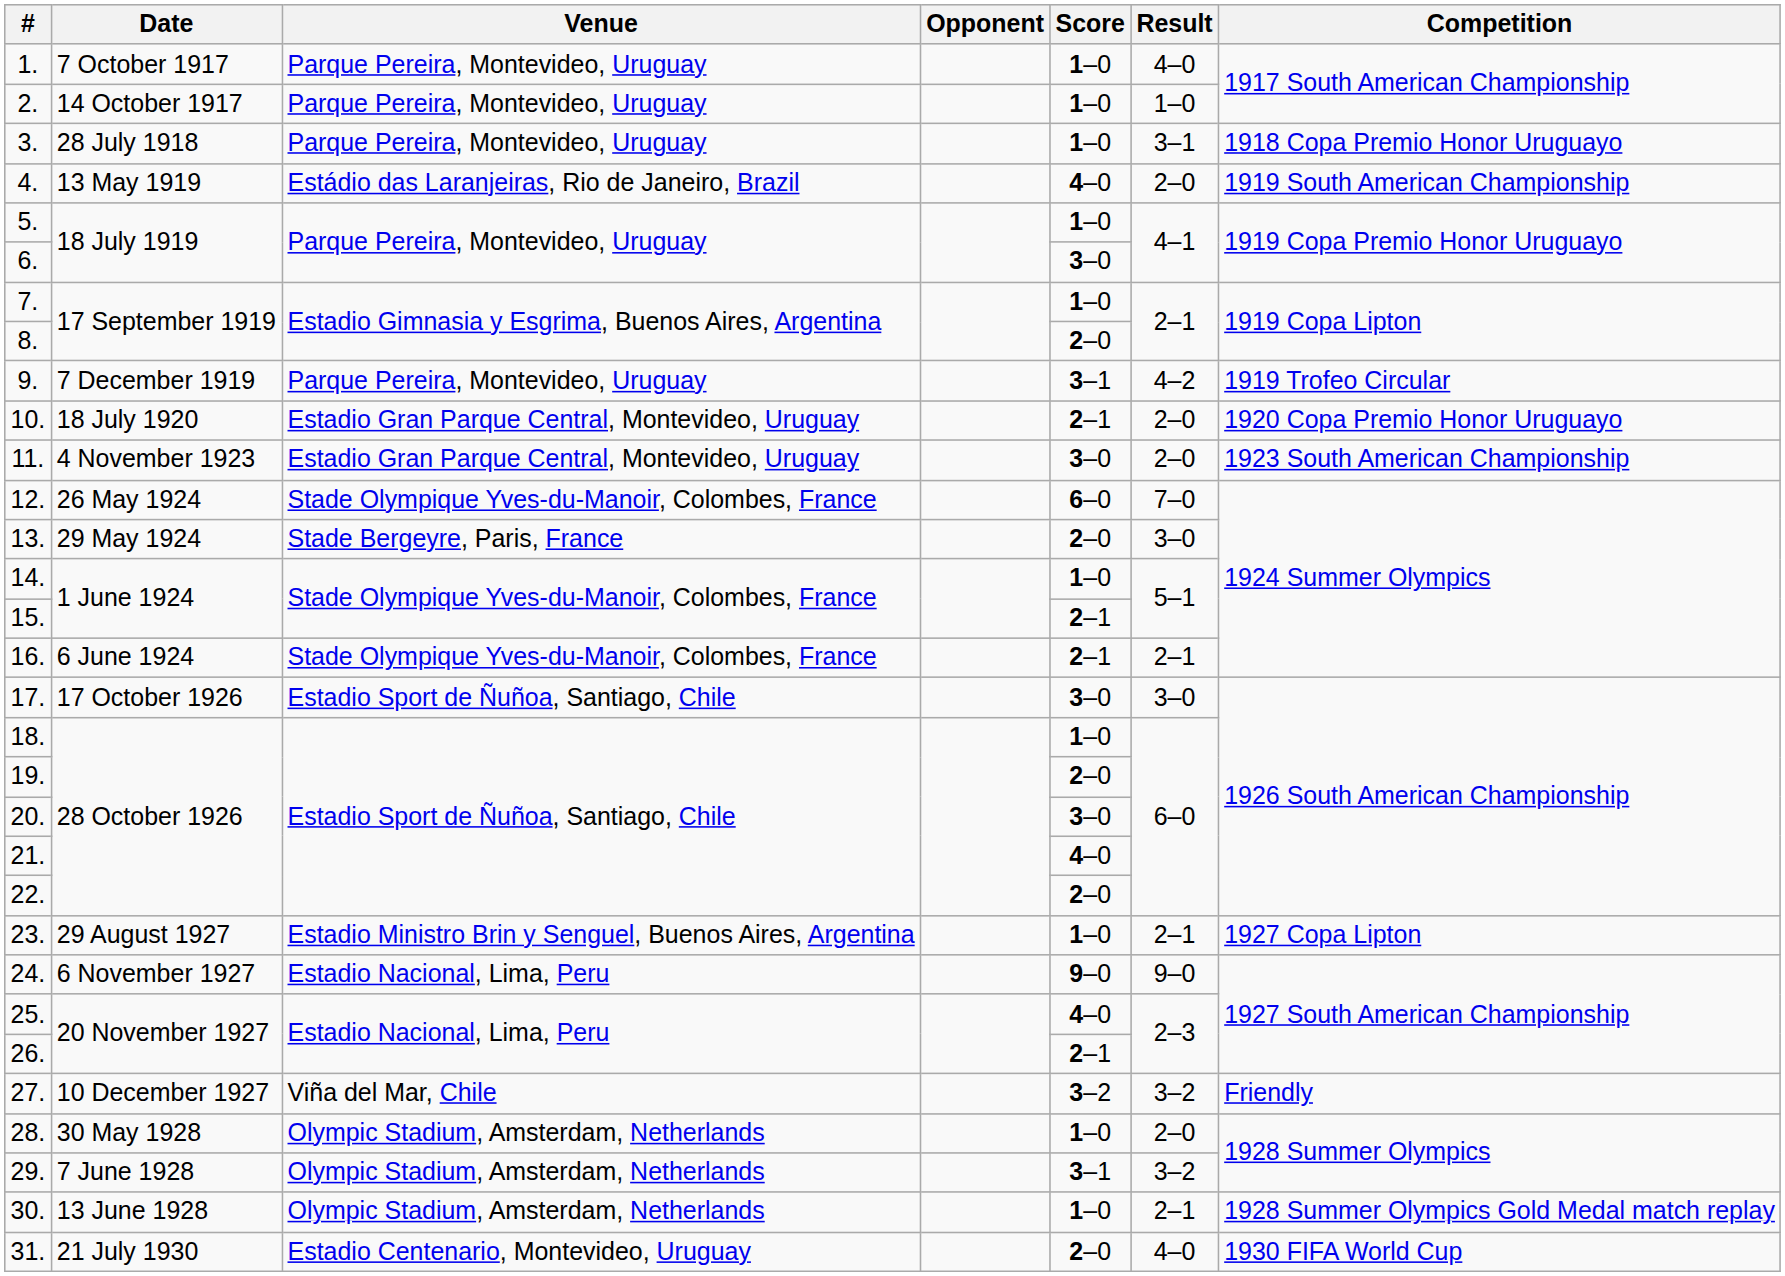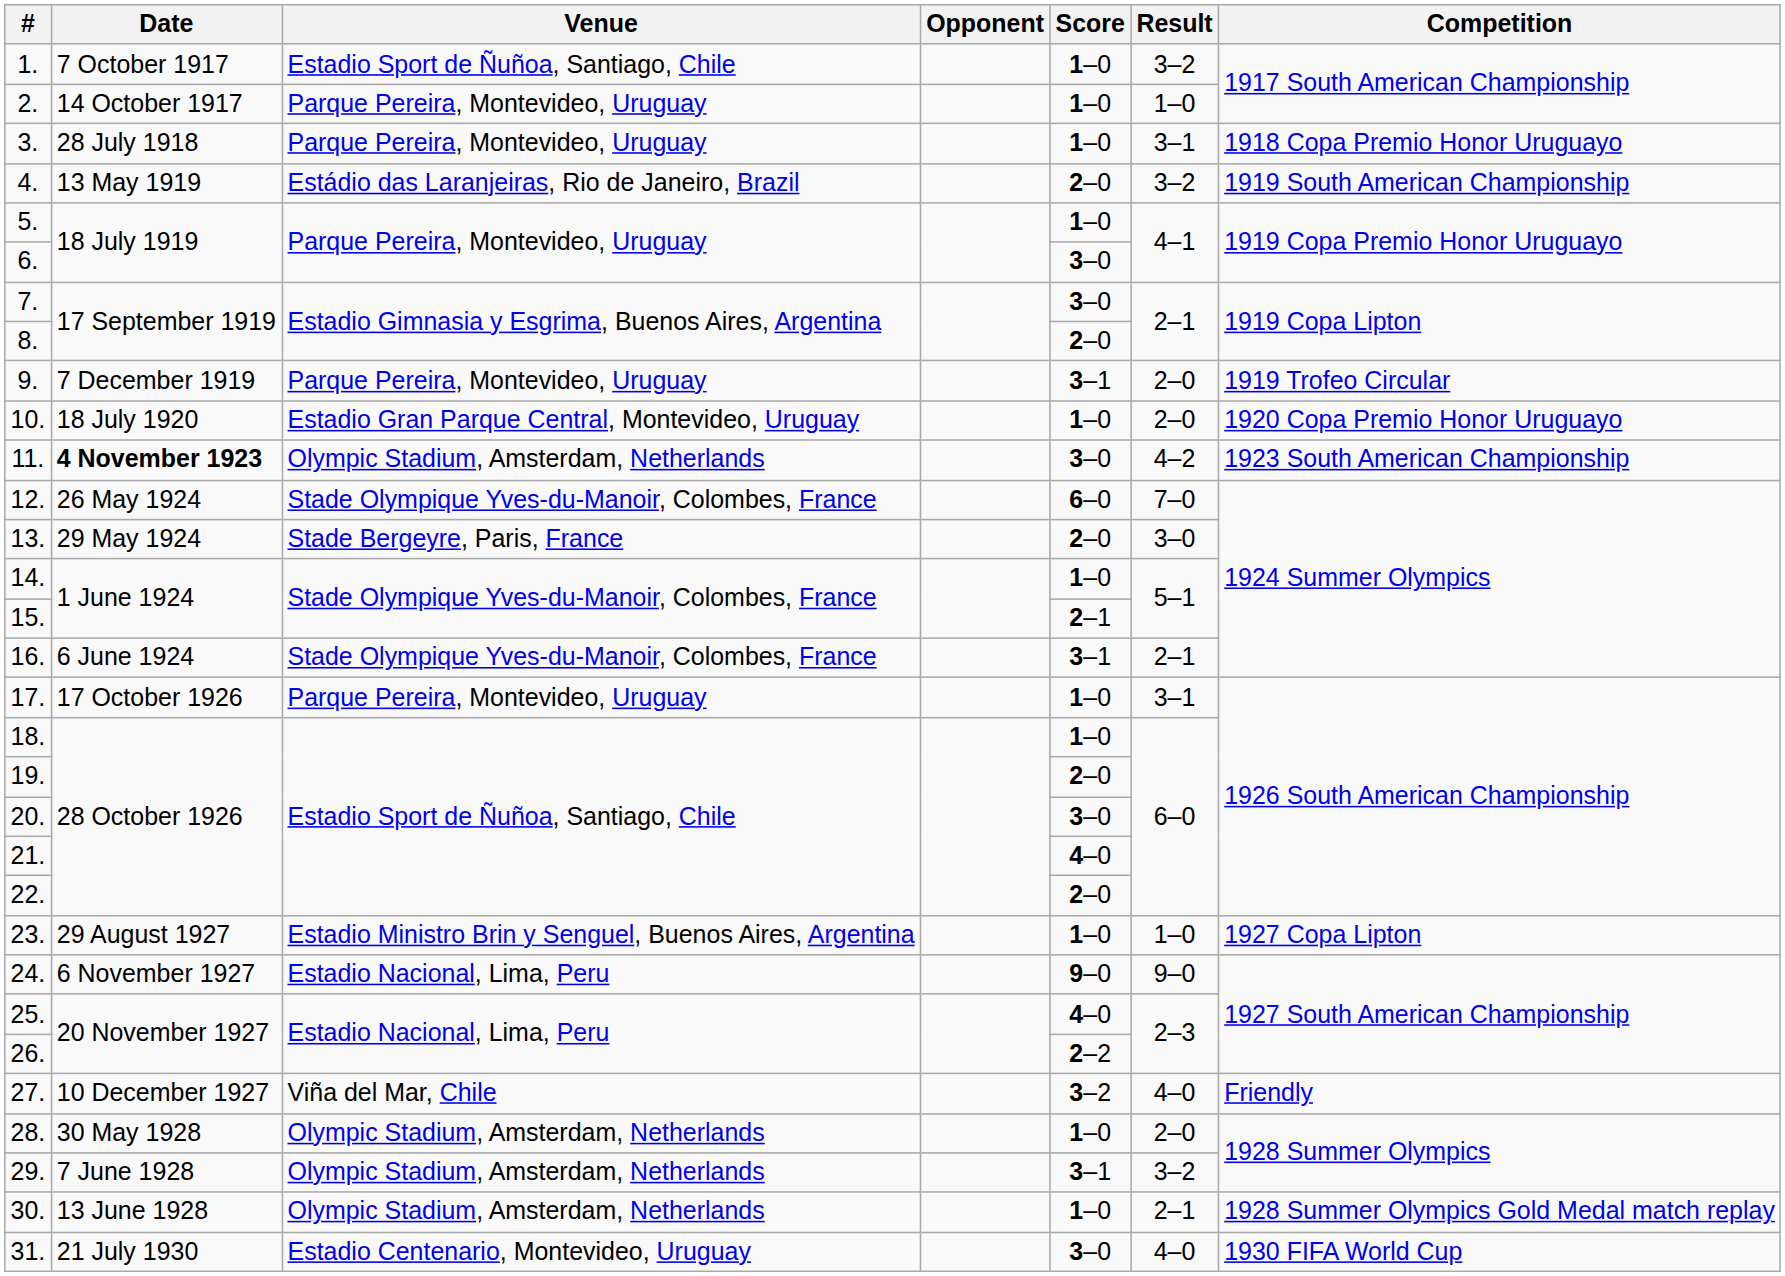(497, 63) Parque Pereira, Montevideo, Uruguay -> (512, 63) Estadio Sport de Ñuñoa, Santiago, Chile
(1175, 63) 4–0 -> (1175, 63) 3–2
(1090, 182) 4–0 -> (1090, 182) 2–0
(1175, 182) 2–0 -> (1175, 182) 3–2
(1090, 301) 1–0 -> (1090, 301) 3–0
(1175, 380) 4–2 -> (1175, 380) 2–0
(1090, 420) 2–1 -> (1090, 420) 1–0
(156, 459) normal -> (159, 459) bold
(573, 459) Estadio Gran Parque Central, Montevideo, Uruguay -> (526, 459) Olympic Stadium, Amsterdam, Netherlands
(1175, 459) 2–0 -> (1175, 459) 4–2
(1090, 657) 2–1 -> (1090, 657) 3–1
(512, 697) Estadio Sport de Ñuñoa, Santiago, Chile -> (497, 697) Parque Pereira, Montevideo, Uruguay
(1090, 697) 3–0 -> (1090, 697) 1–0
(1175, 697) 3–0 -> (1175, 697) 3–1
(1175, 934) 2–1 -> (1175, 934) 1–0
(1090, 1053) 2–1 -> (1090, 1053) 2–2
(1175, 1093) 3–2 -> (1175, 1093) 4–0
(1090, 1251) 2–0 -> (1090, 1251) 3–0
